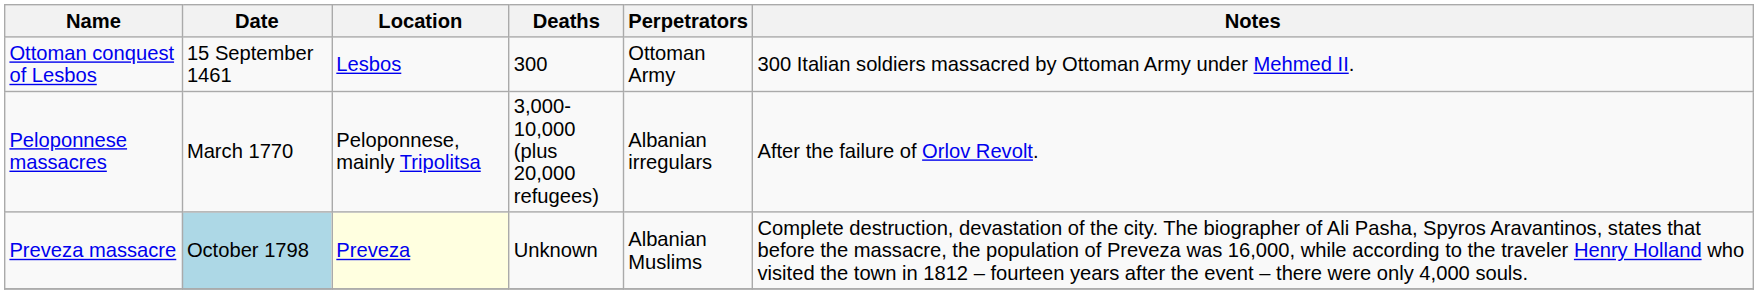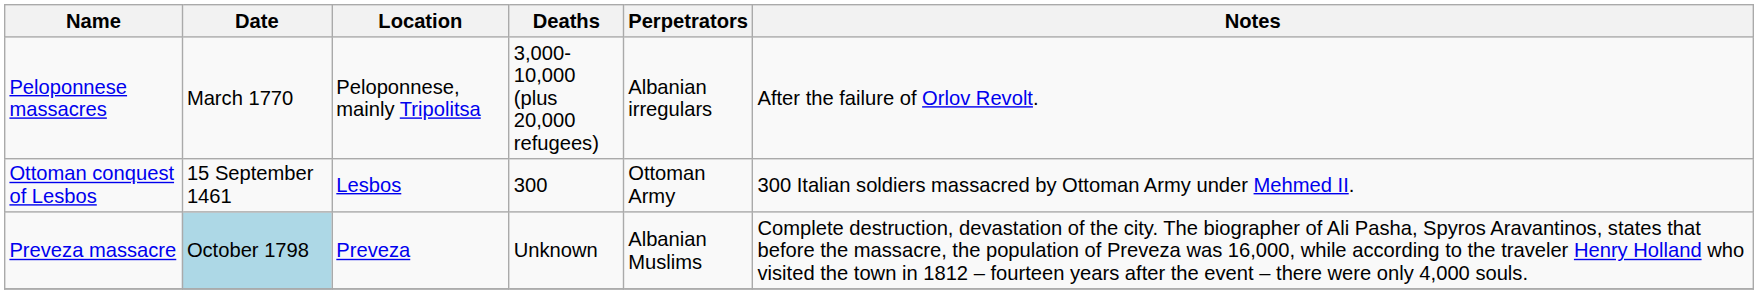rows swapped: (92, 64) <-> (68, 152)
(373, 251) lightyellow background -> (373, 251) no background
